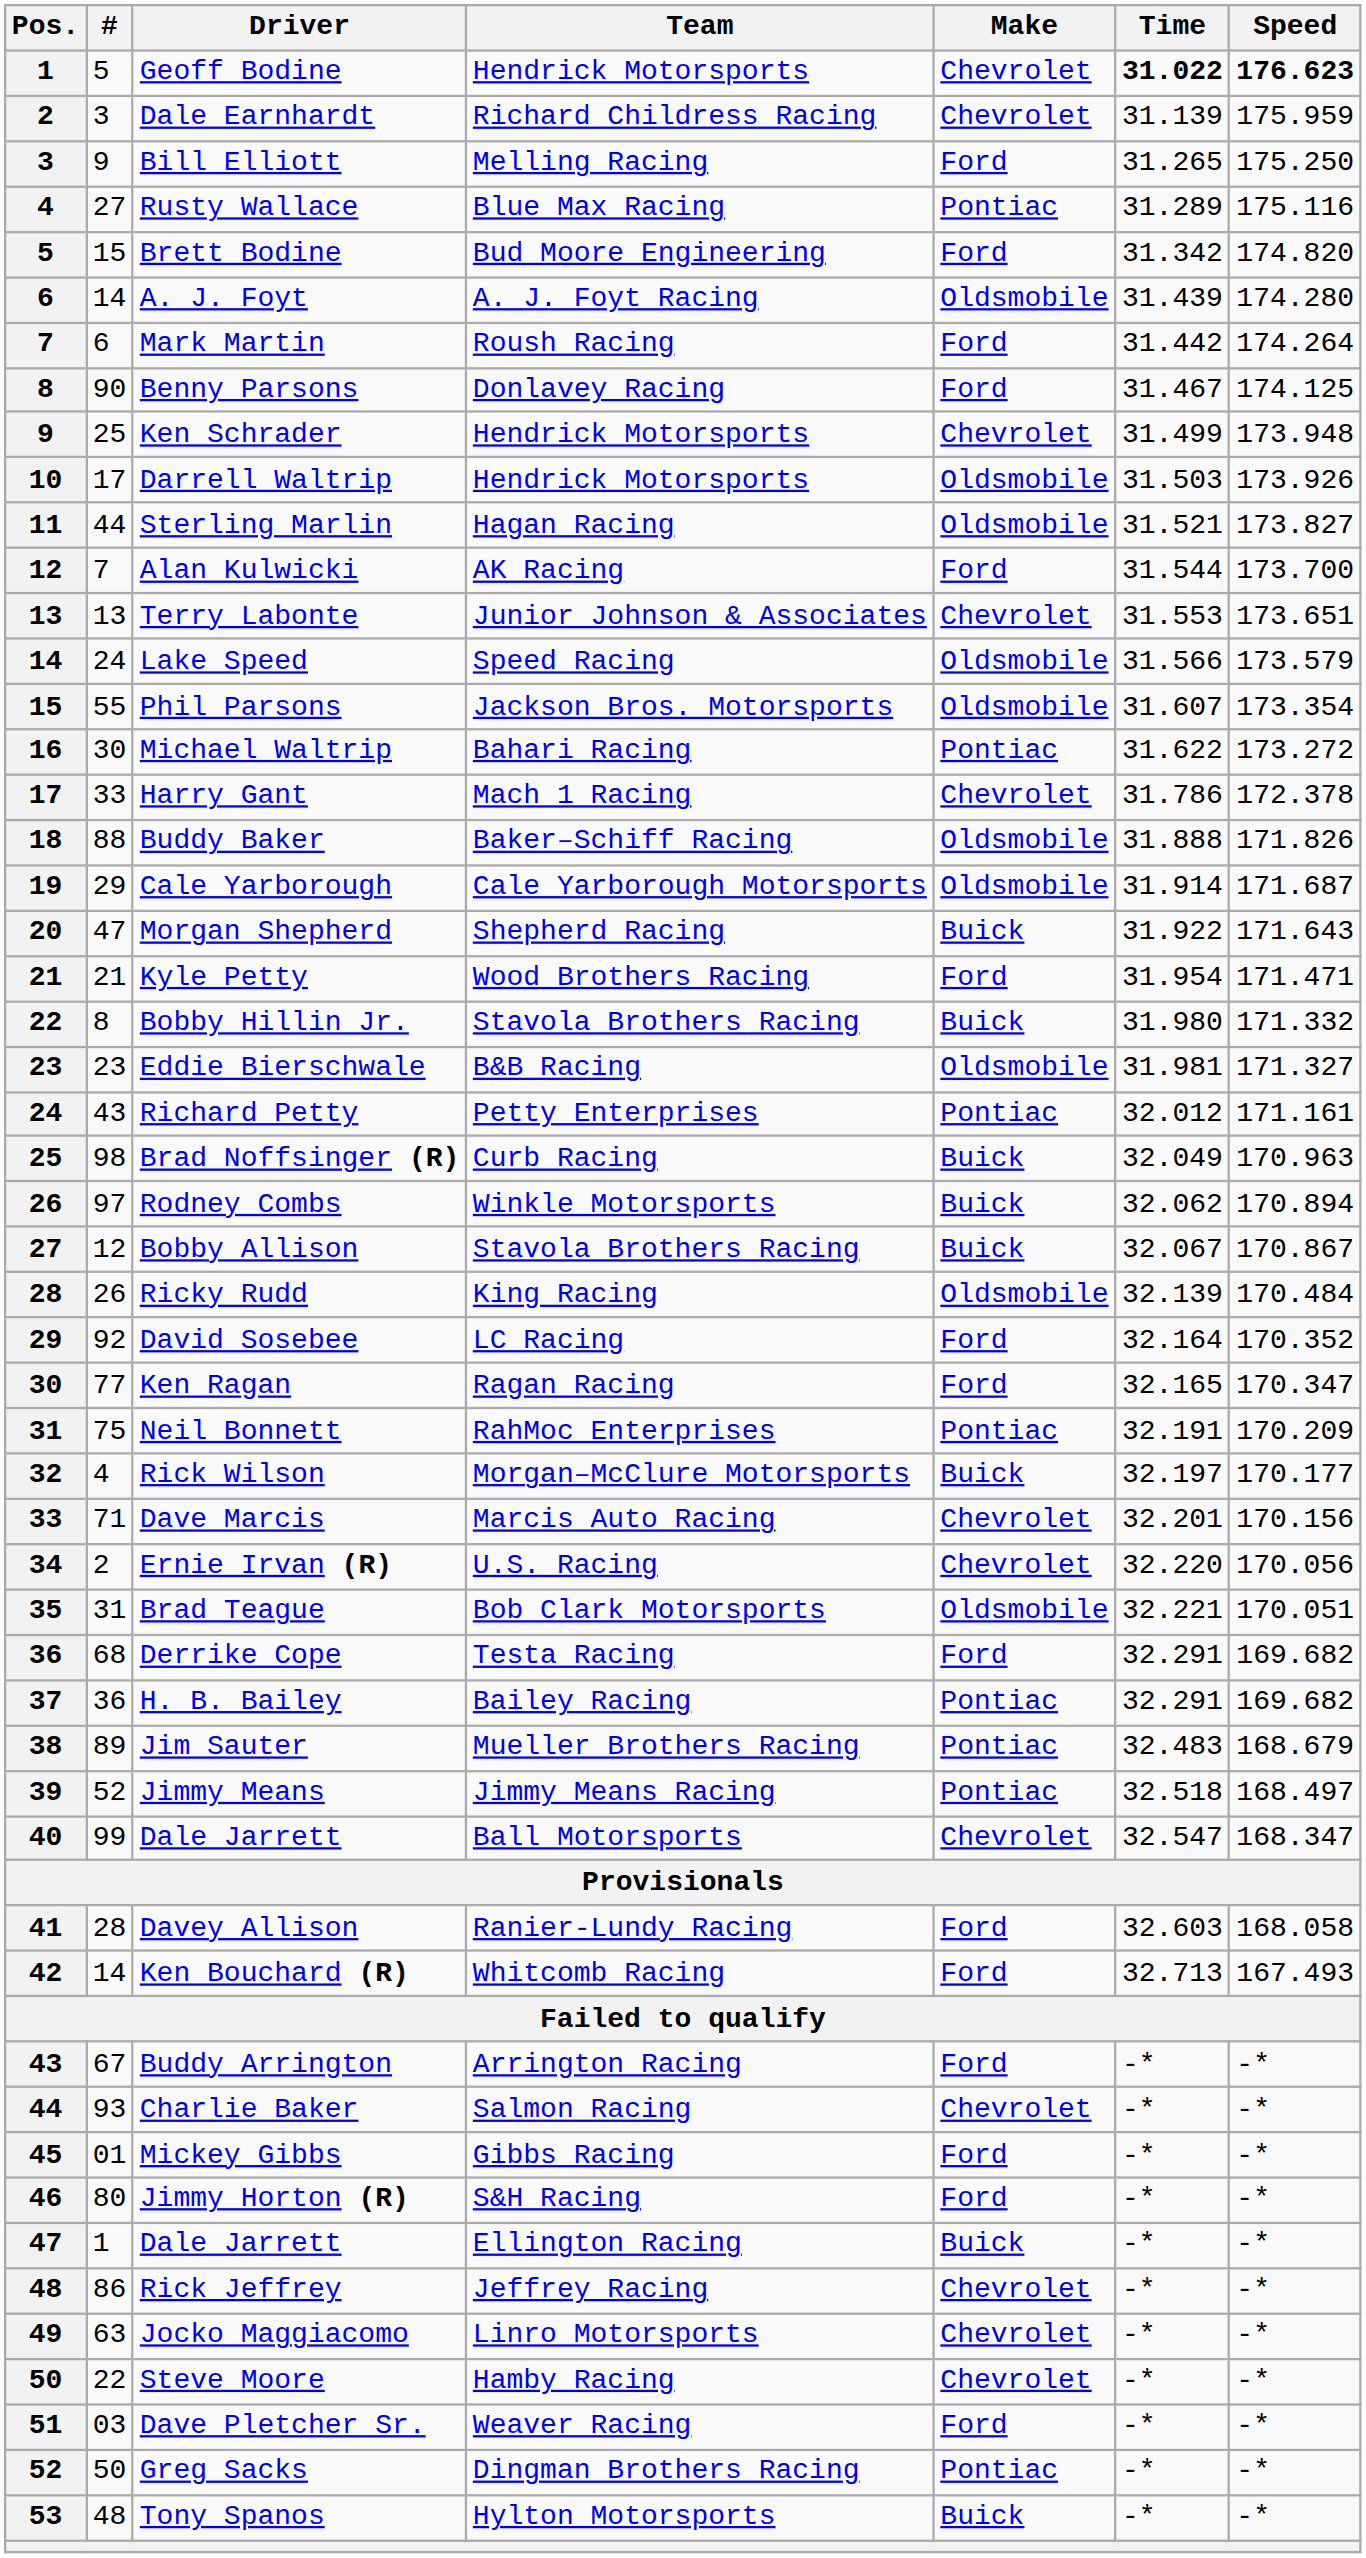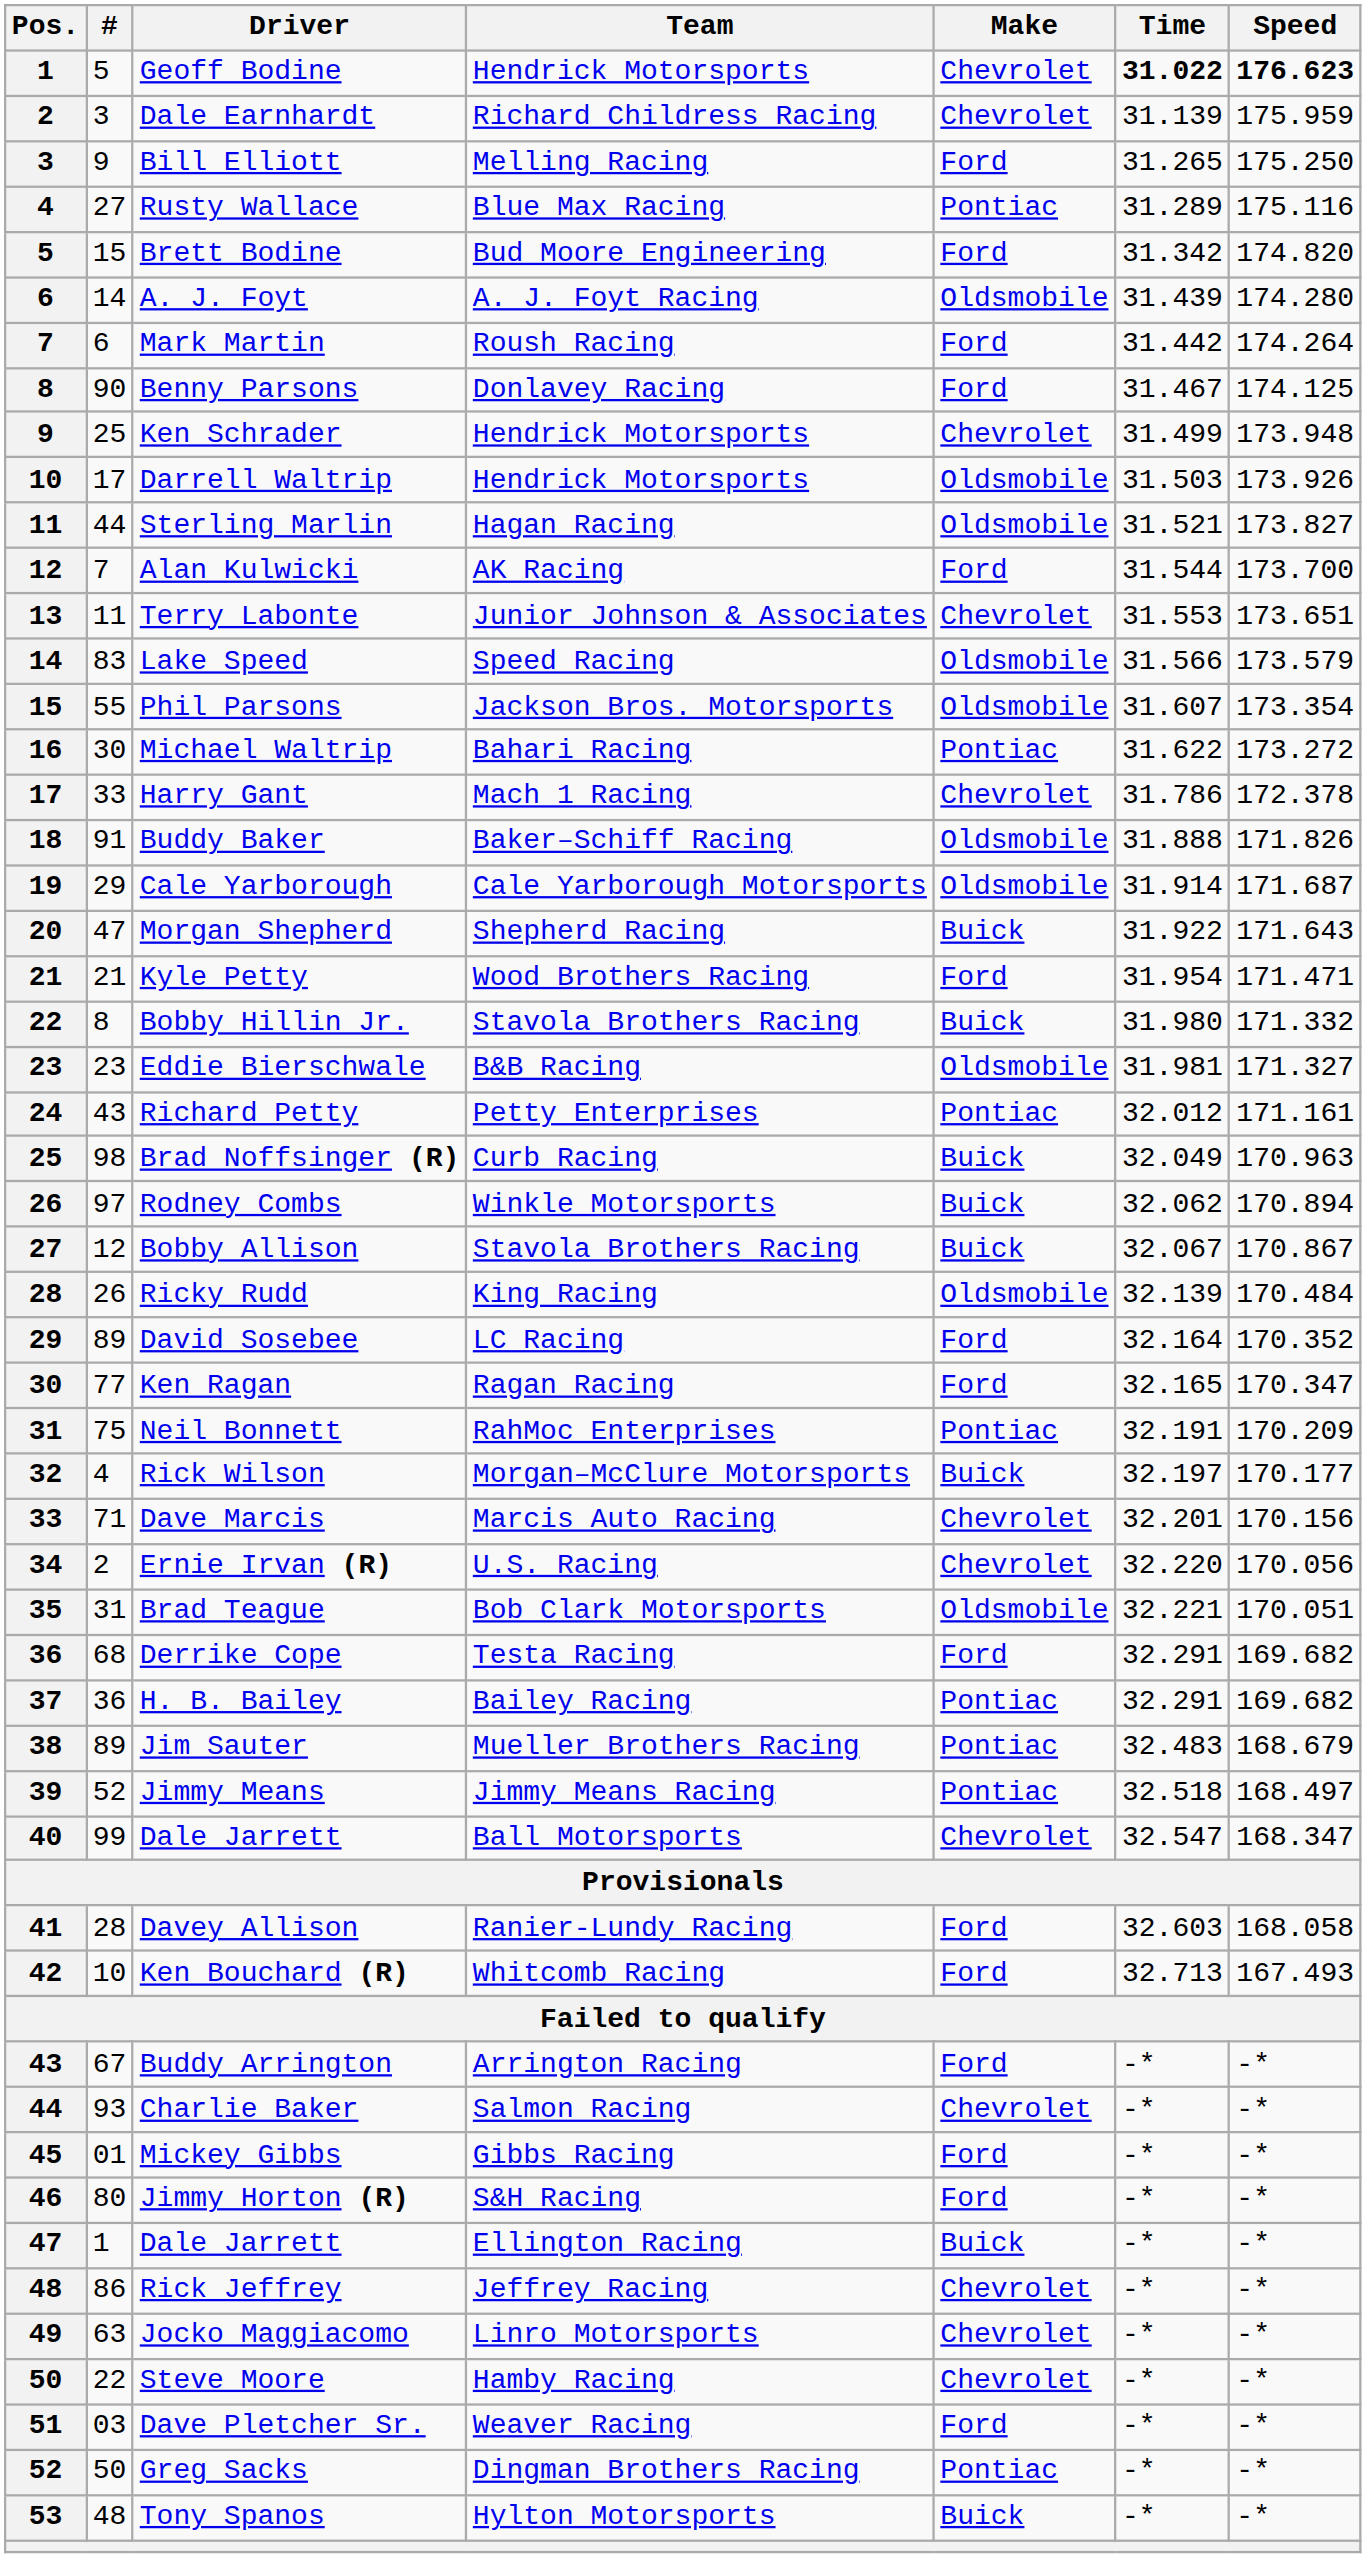(109, 616) 13 -> (109, 616) 11
(109, 662) 24 -> (109, 662) 83
(109, 843) 88 -> (109, 843) 91
(109, 1341) 92 -> (109, 1341) 89
(109, 1974) 14 -> (109, 1974) 10
